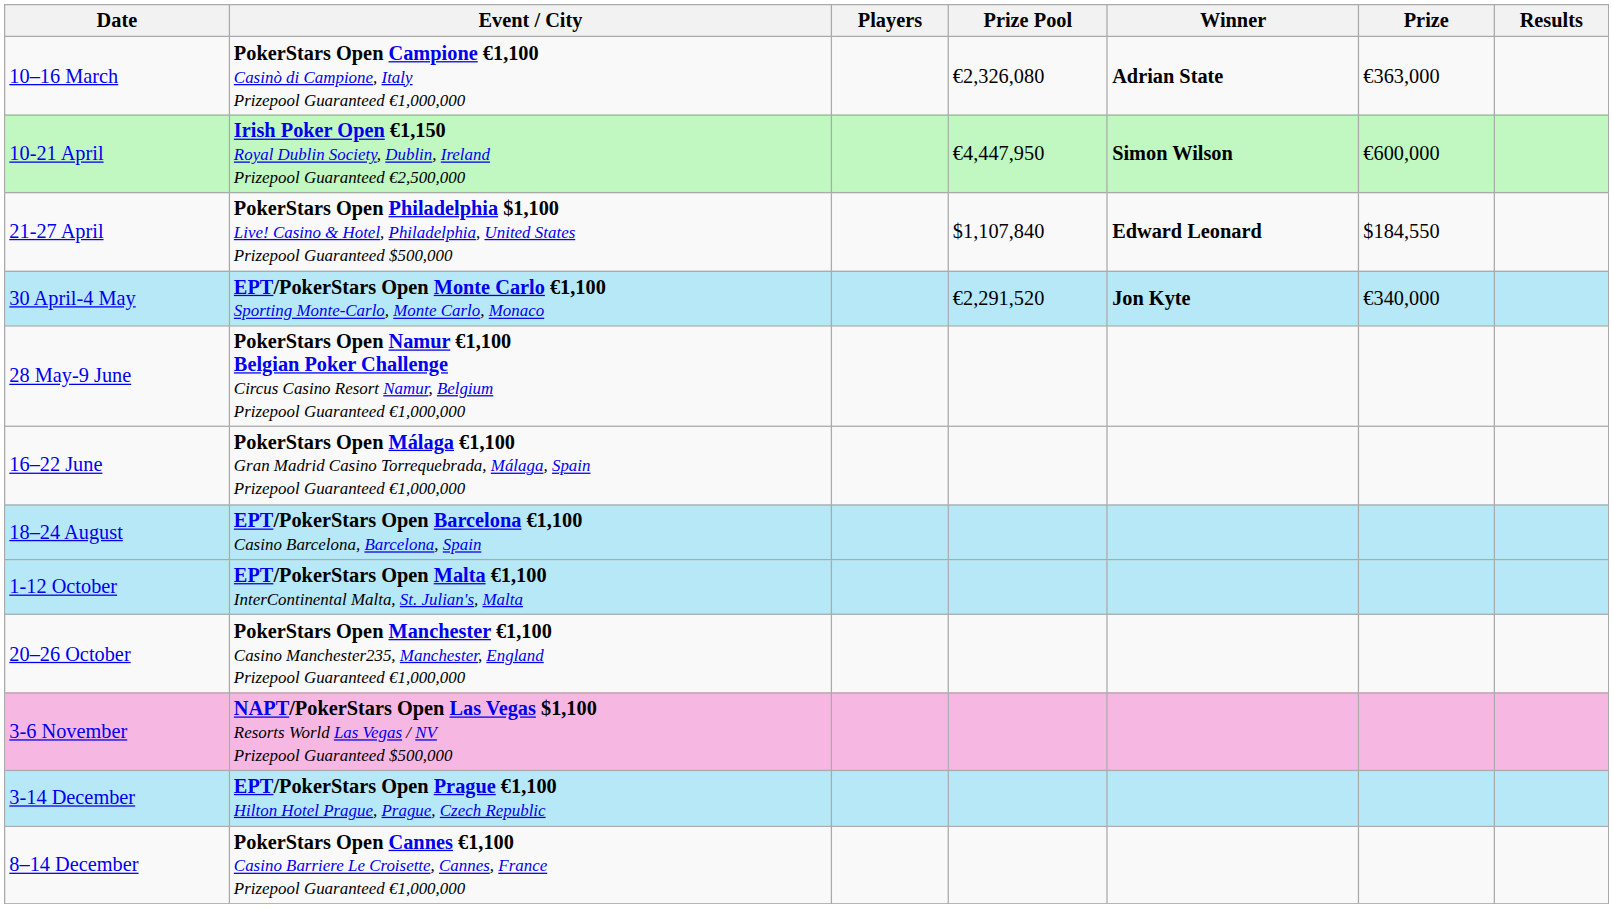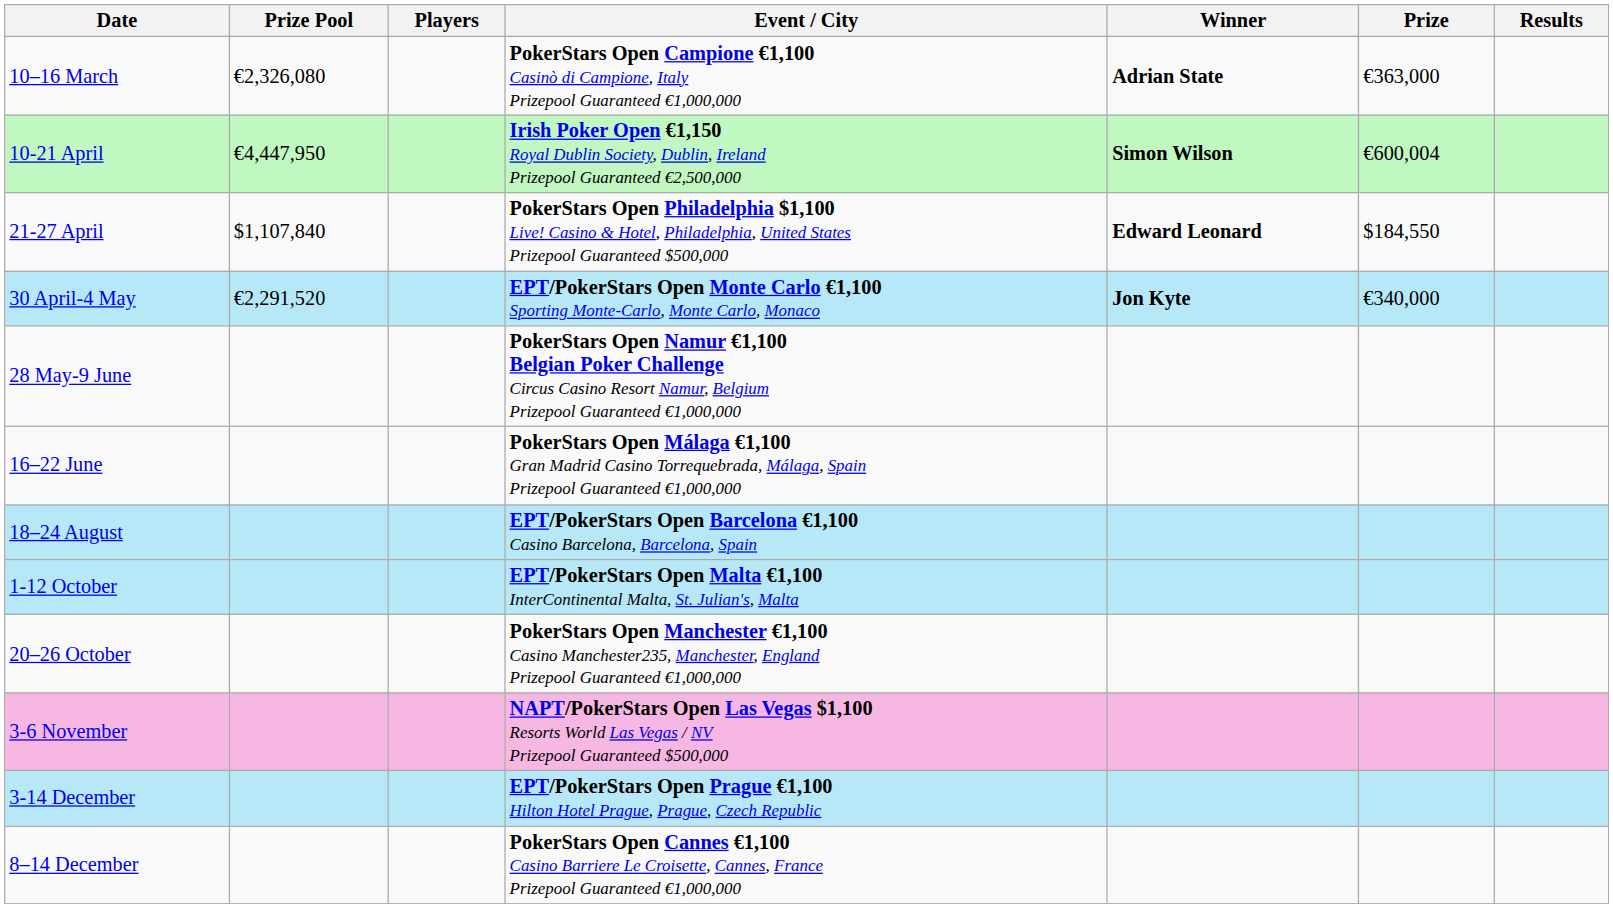columns swapped: (530, 20) <-> (1028, 20)
(1401, 153) €600,000 -> (1401, 153) €600,004
